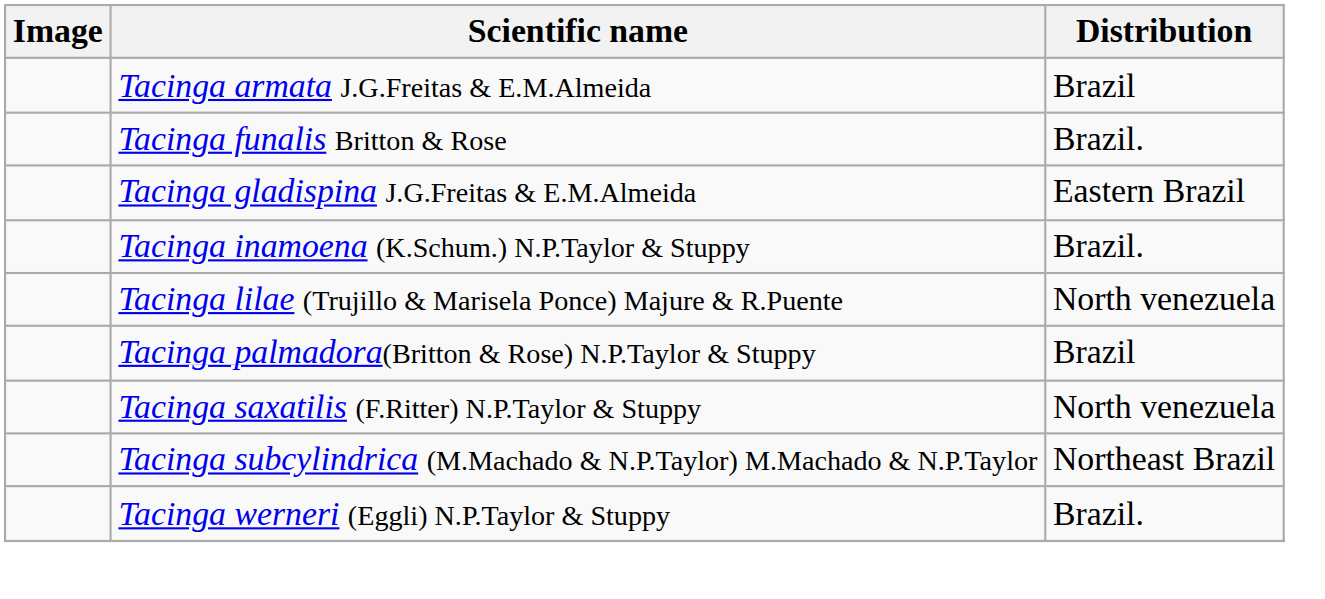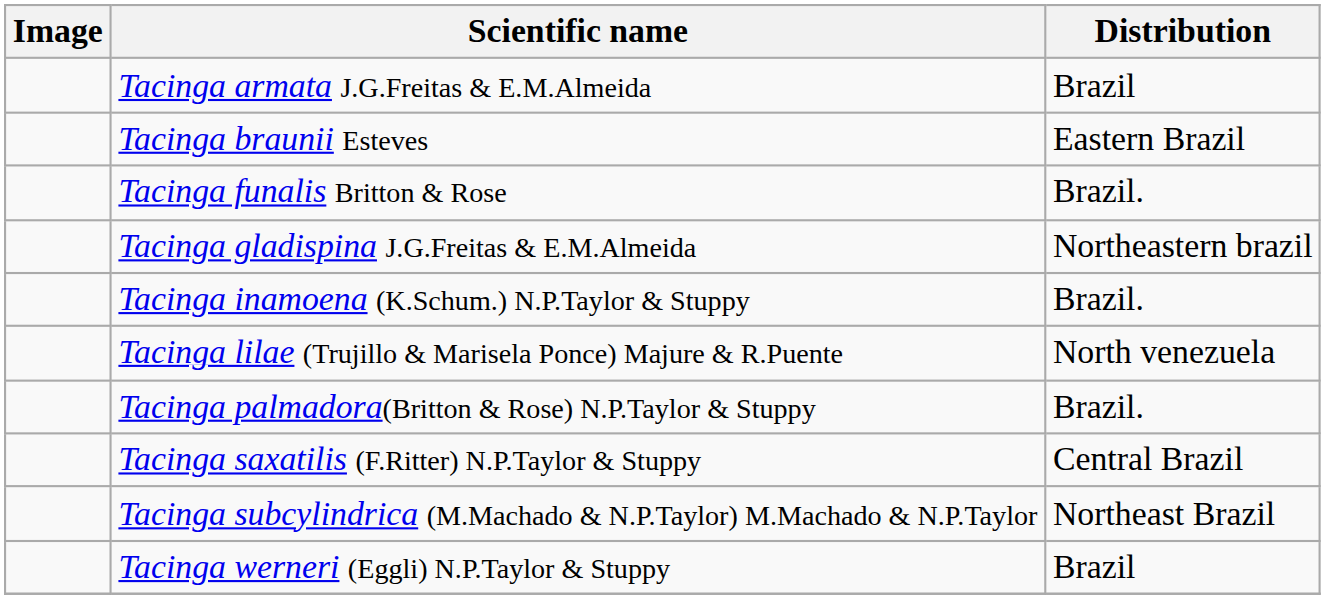+ row: (273, 138)
(1149, 191) Eastern Brazil -> (1183, 245) Northeastern brazil
(1094, 352) Brazil -> (1098, 406) Brazil.
(1164, 406) North venezuela -> (1148, 459) Central Brazil
(1098, 513) Brazil. -> (1094, 566) Brazil
